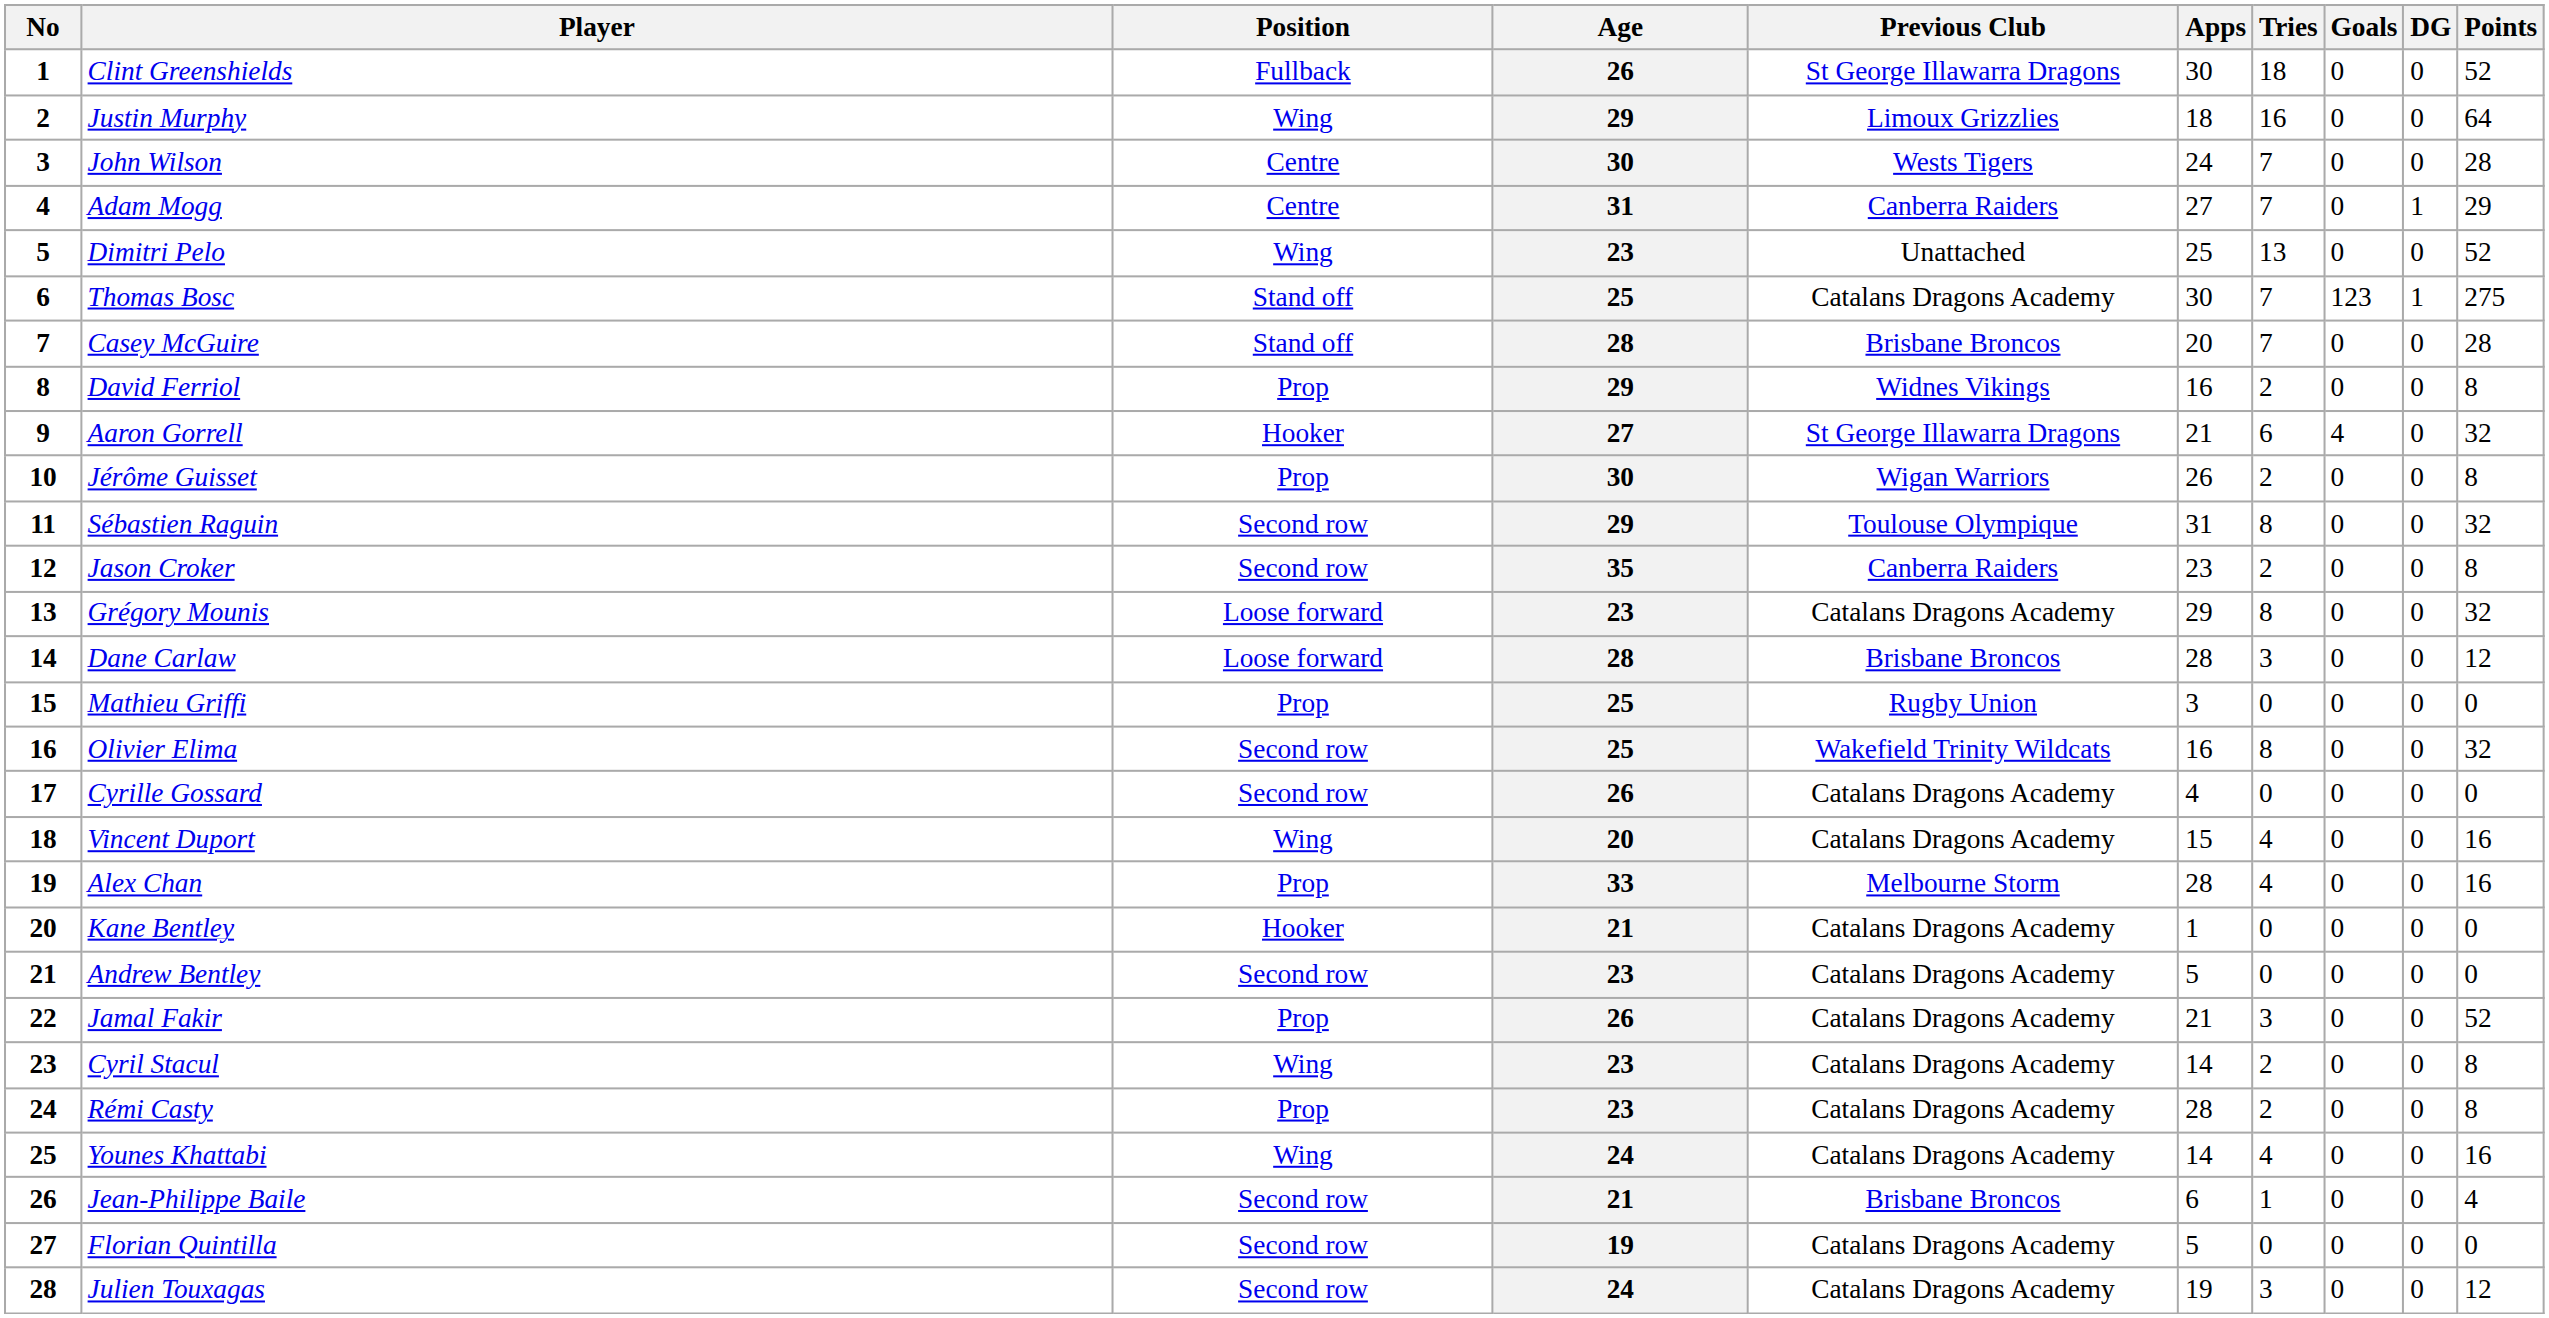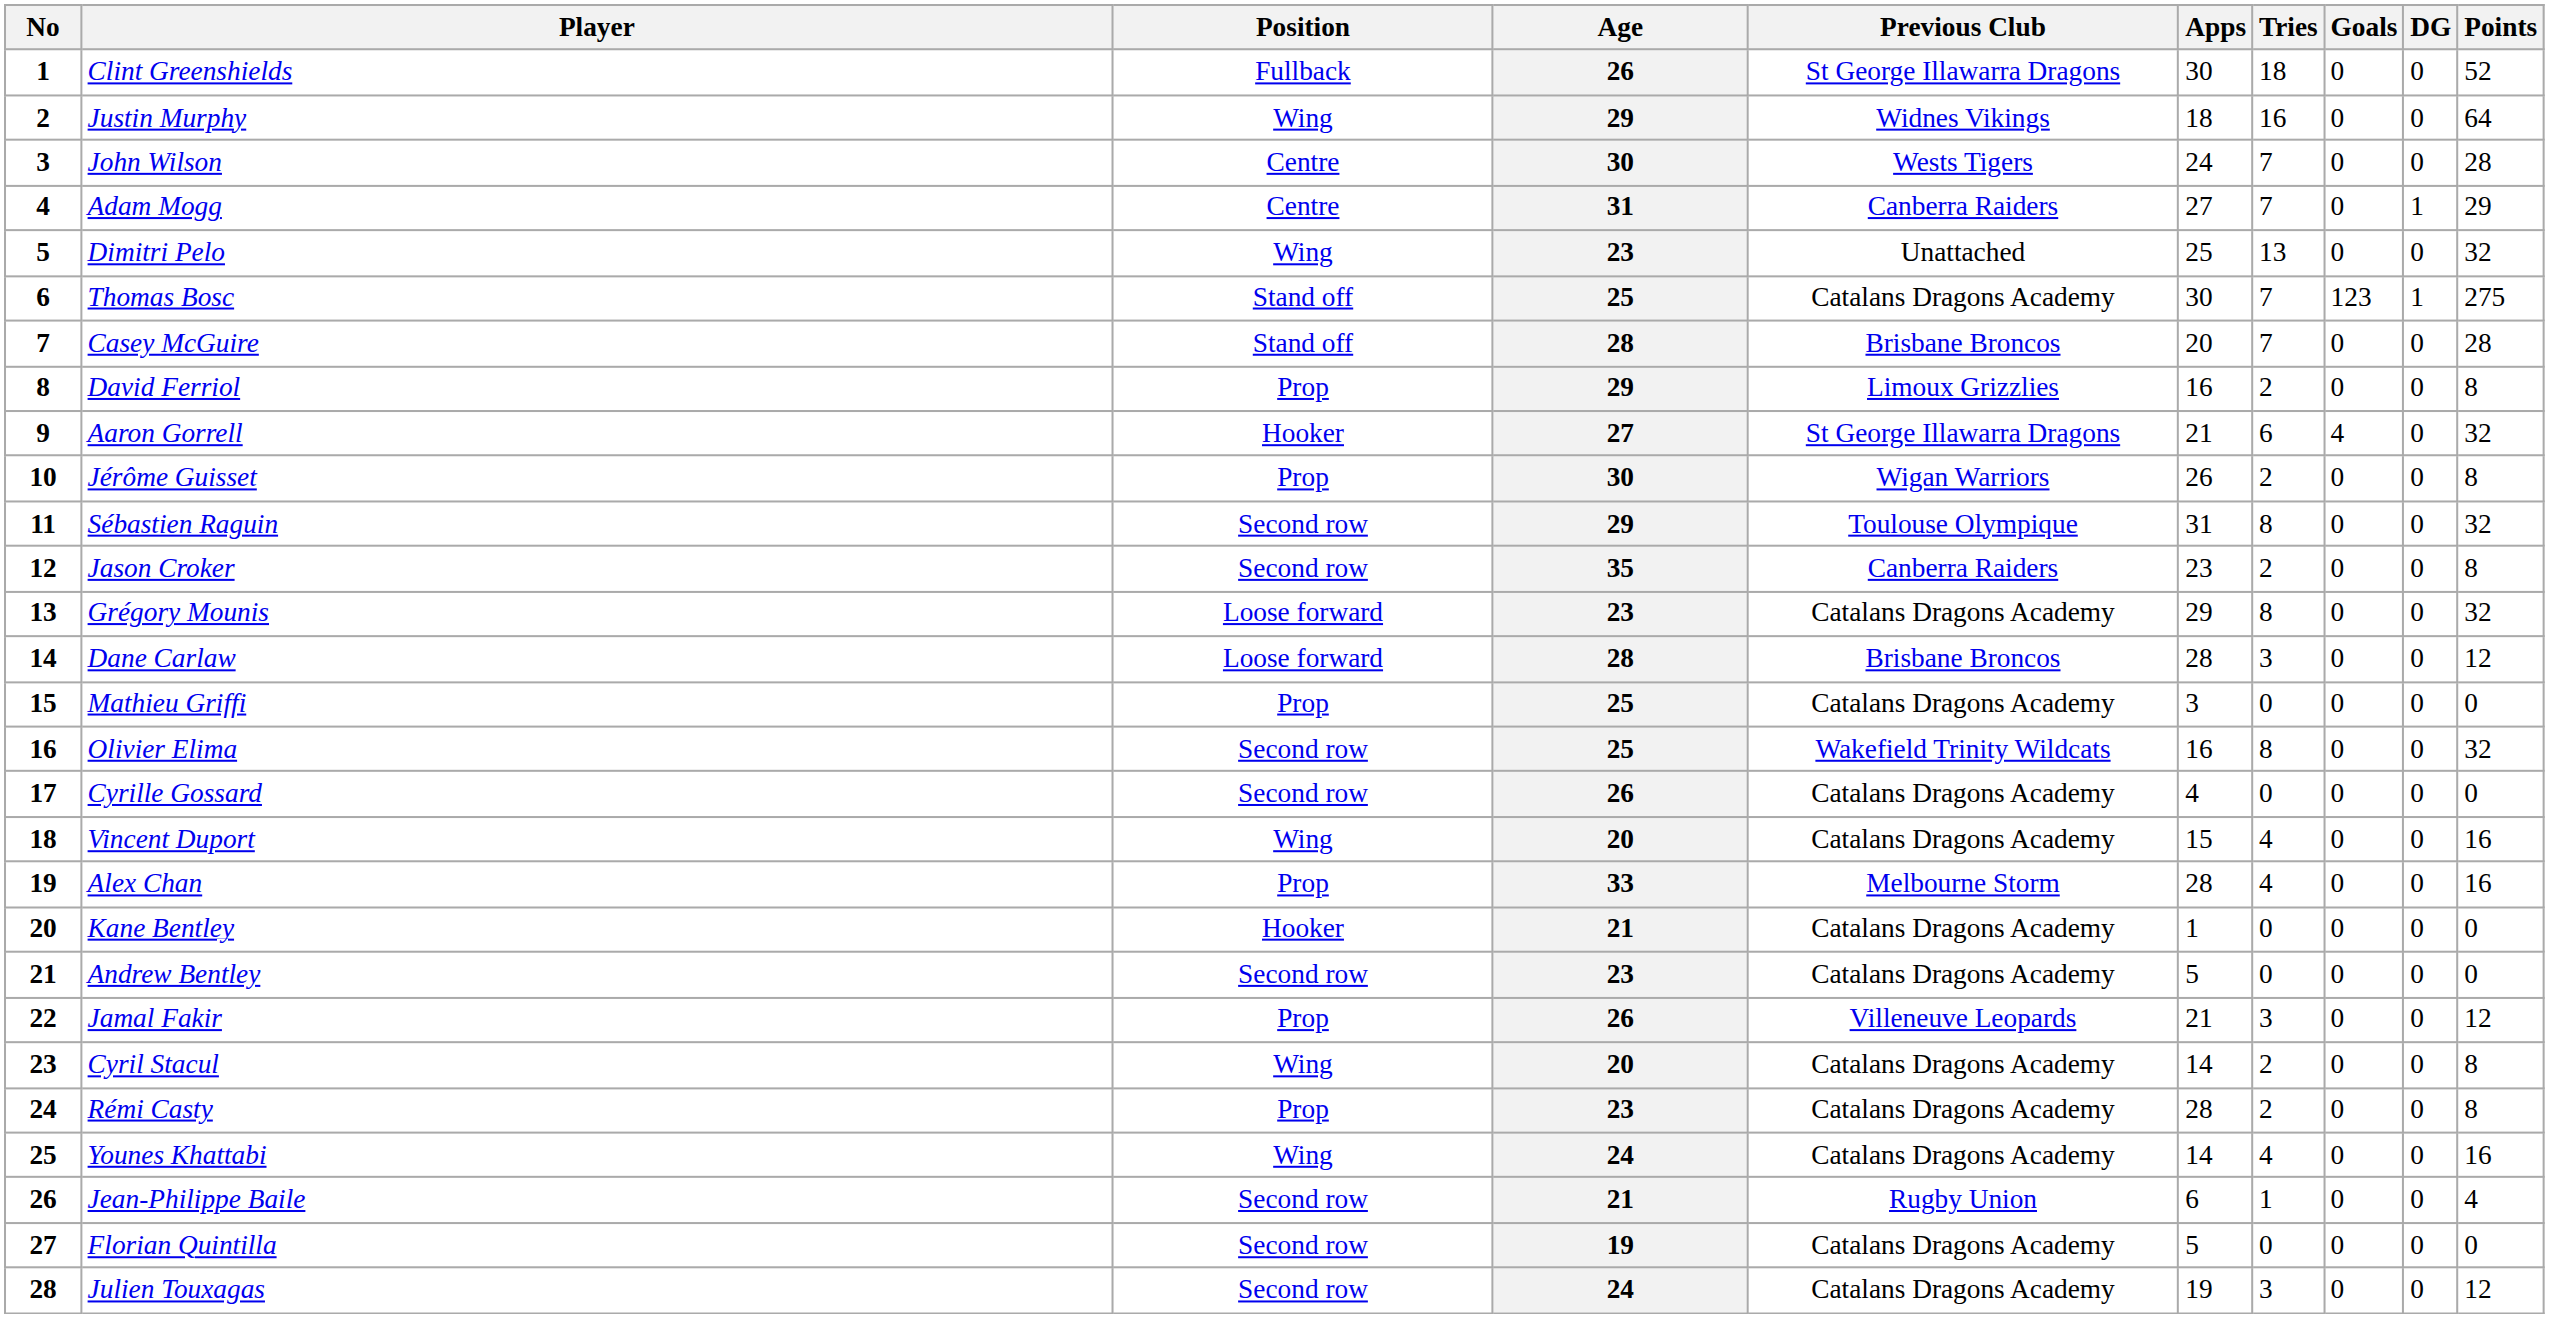(1963, 116) Limoux Grizzlies -> (1963, 116) Widnes Vikings
(2478, 252) 52 -> (2478, 252) 32
(1963, 387) Widnes Vikings -> (1963, 387) Limoux Grizzlies
(1963, 703) Rugby Union -> (1963, 703) Catalans Dragons Academy
(1963, 1018) Catalans Dragons Academy -> (1963, 1018) Villeneuve Leopards
(2478, 1018) 52 -> (2478, 1018) 12
(1620, 1063) 23 -> (1620, 1063) 20
(1963, 1199) Brisbane Broncos -> (1963, 1199) Rugby Union
